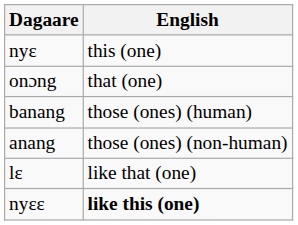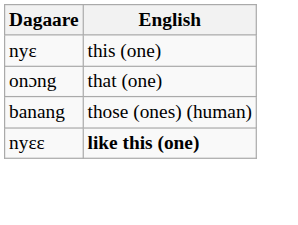- row: (32, 142)
- row: (16, 173)
